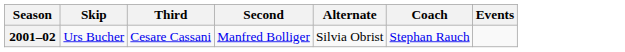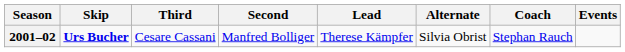+ column: (367, 15)
(94, 36) normal -> (96, 36) bold
